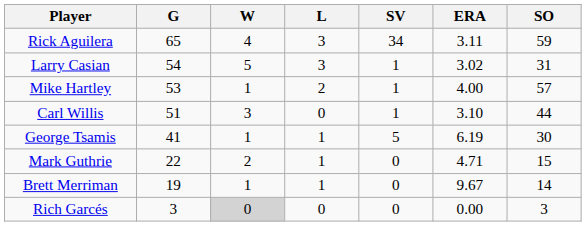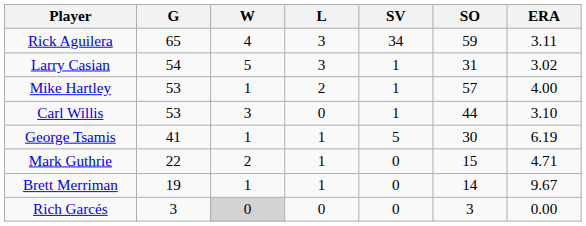columns swapped: (470, 16) <-> (544, 16)
(173, 112) 51 -> (173, 112) 53
